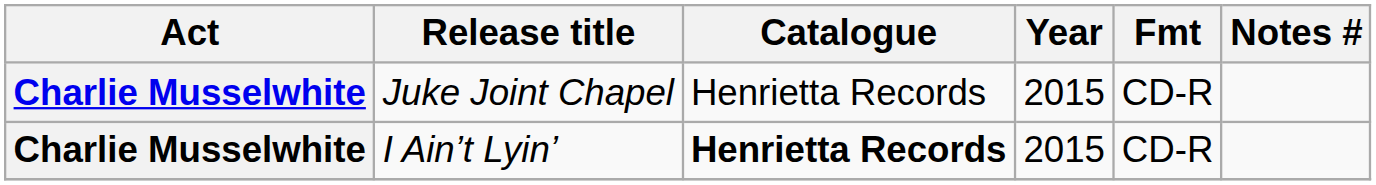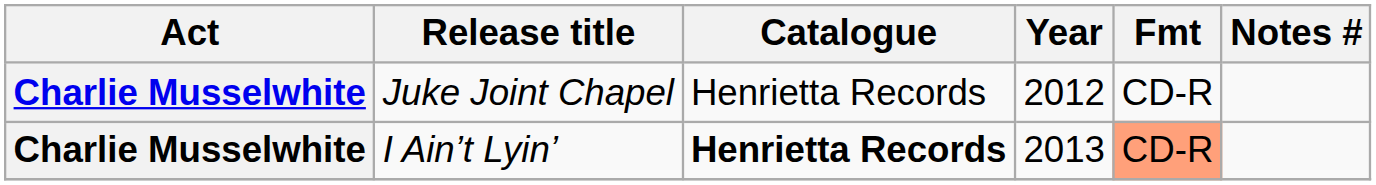(1064, 91) 2015 -> (1064, 91) 2012
(1064, 149) 2015 -> (1064, 149) 2013
(1168, 149) no background -> (1168, 149) lightsalmon background
